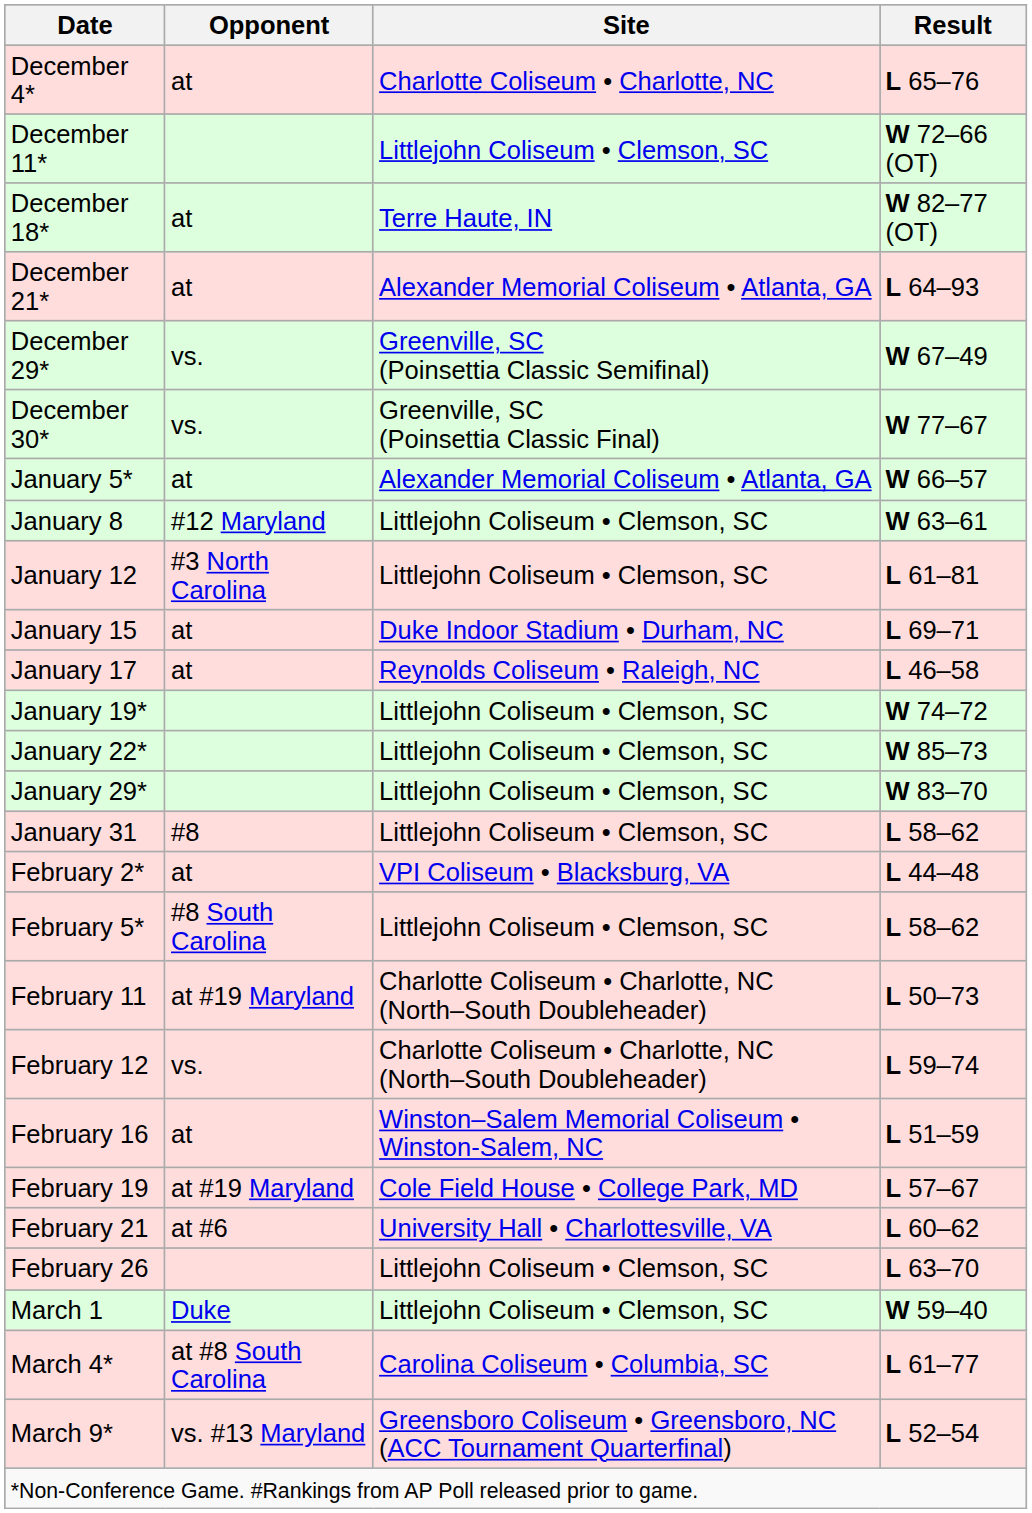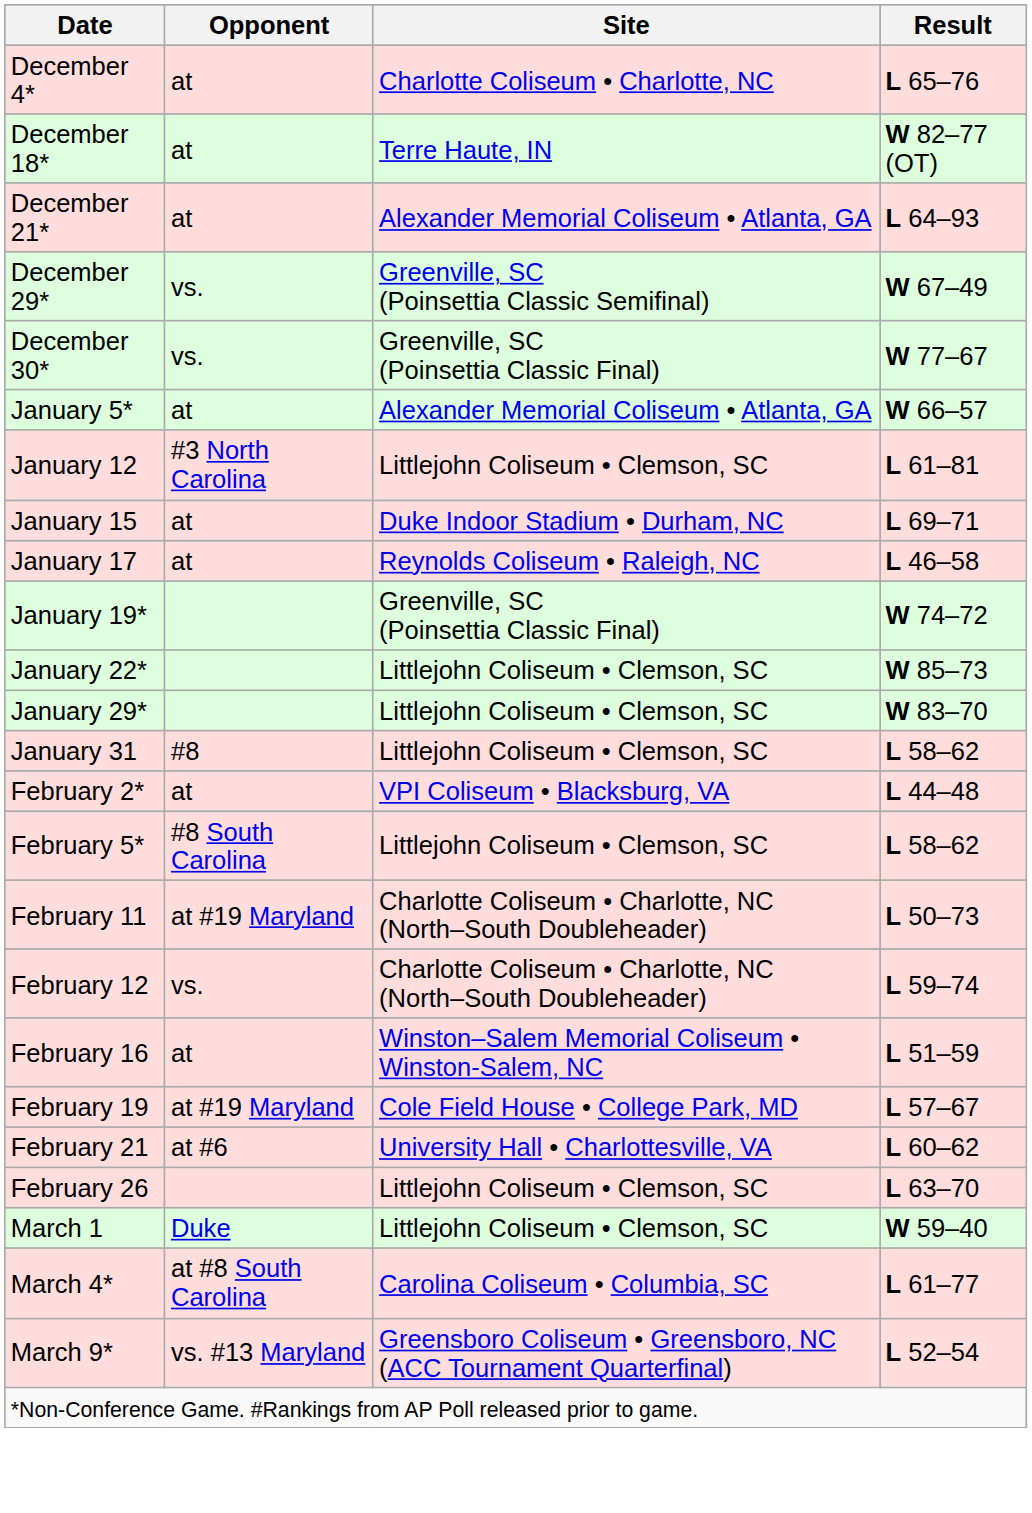- row: (70, 149)
- row: (67, 520)
(574, 710) Littlejohn Coliseum • Clemson, SC -> (519, 615) Greenville, SC (Poinsettia Classic Final)
